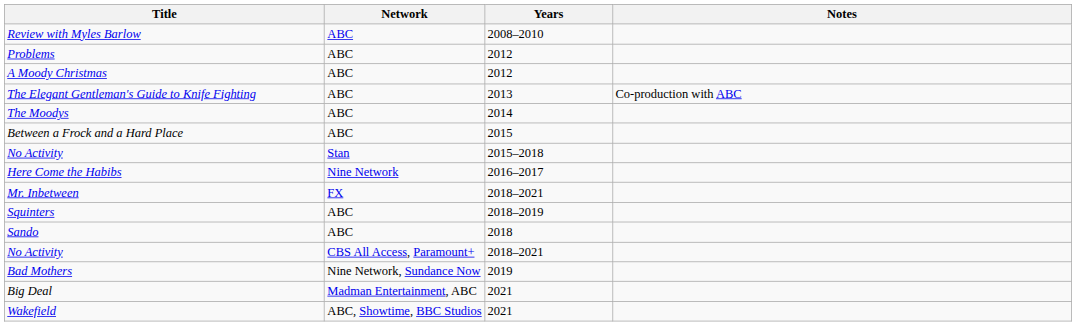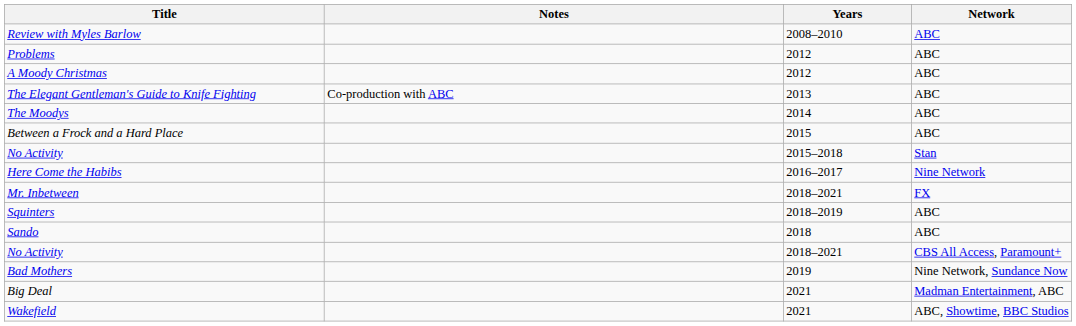columns swapped: (405, 14) <-> (842, 14)
